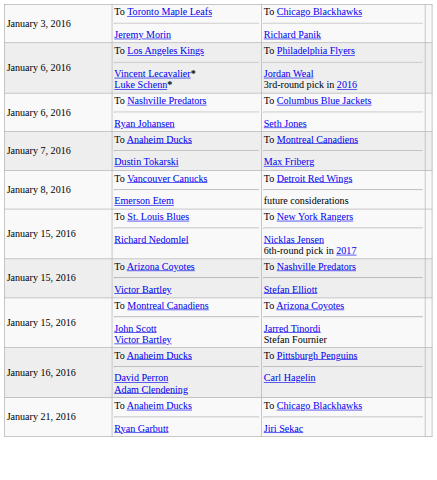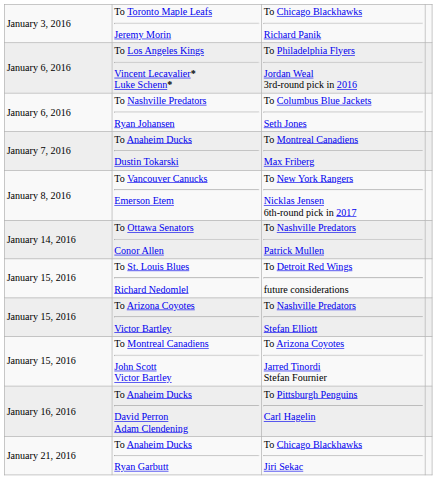(343, 189) To Detroit Red Wings future considerations -> (343, 195) To New York Rangers Nicklas Jensen 6th-round pick in 2017
+ row: (187, 239)
(343, 234) To New York Rangers Nicklas Jensen 6th-round pick in 2017 -> (343, 278) To Detroit Red Wings future considerations
